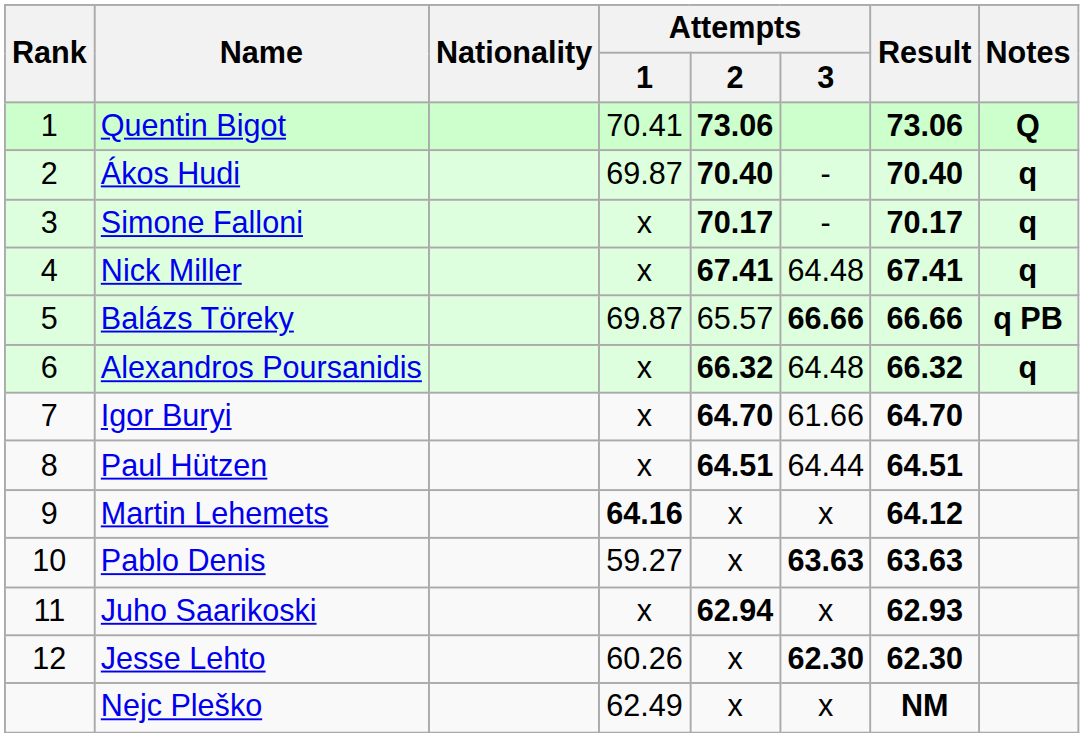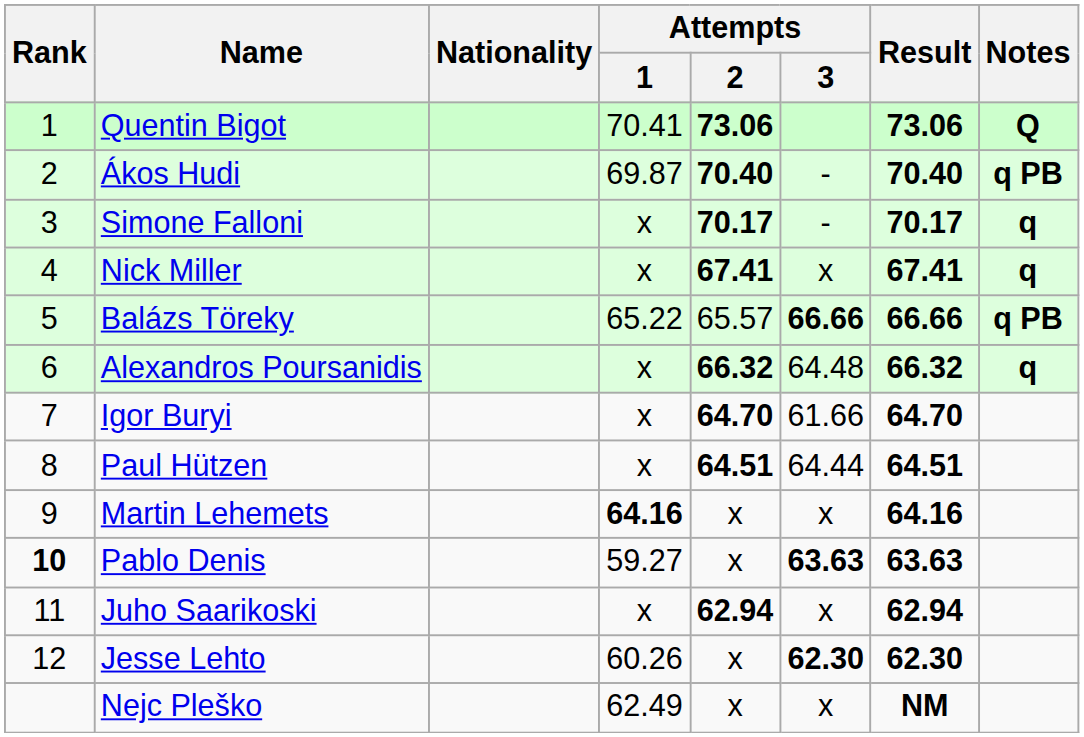(1028, 174) q -> (1028, 174) q PB
(826, 271) 64.48 -> (826, 271) x
(645, 319) 69.87 -> (645, 319) 65.22
(925, 513) 64.12 -> (925, 513) 64.16
(49, 561) normal -> (49, 561) bold
(925, 610) 62.93 -> (925, 610) 62.94
